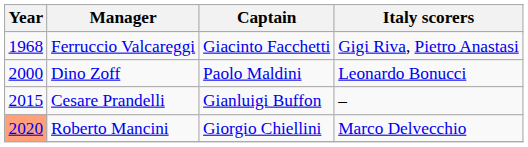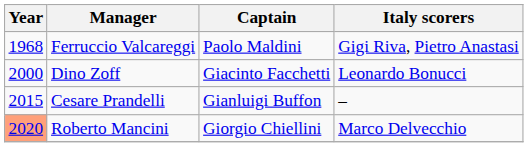(267, 45) Giacinto Facchetti -> (252, 45) Paolo Maldini
(252, 73) Paolo Maldini -> (267, 73) Giacinto Facchetti
